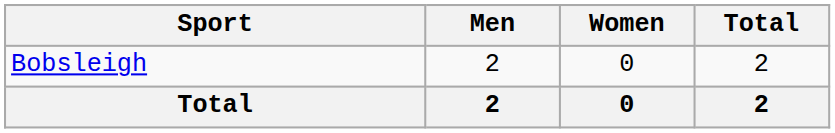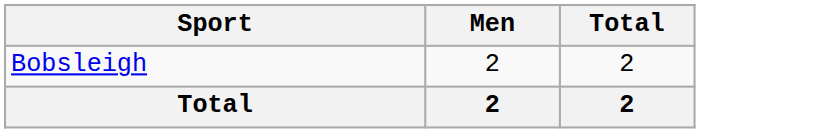- column: (627, 26)
